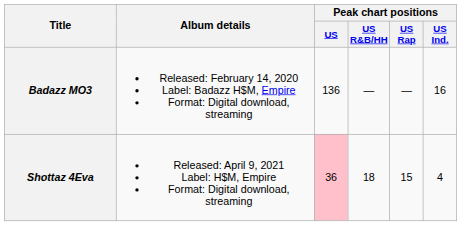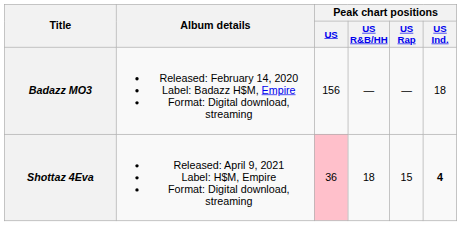(331, 90) 136 -> (331, 90) 156
(440, 90) 16 -> (440, 90) 18
(440, 177) normal -> (440, 177) bold
